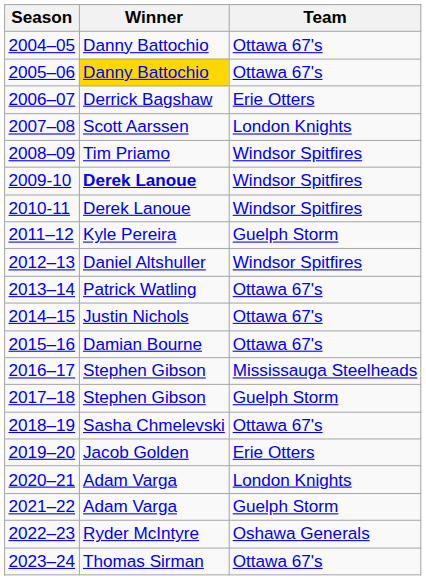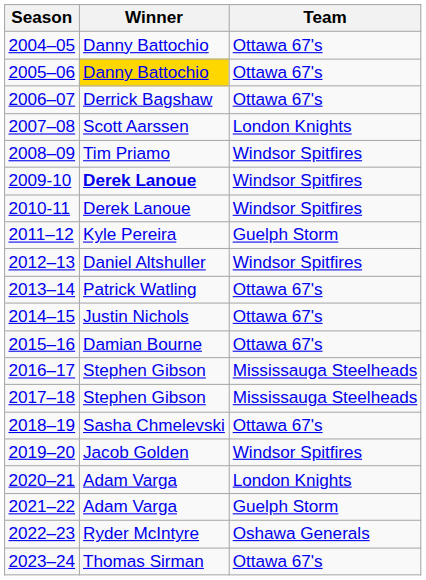(274, 99) Erie Otters -> (278, 99) Ottawa 67's
(286, 398) Guelph Storm -> (325, 398) Mississauga Steelheads
(274, 452) Erie Otters -> (297, 452) Windsor Spitfires
